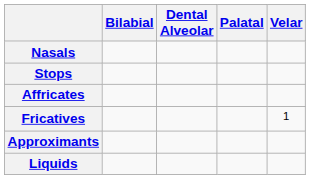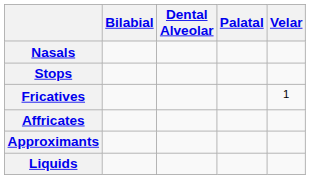rows swapped: (53, 95) <-> (53, 118)
